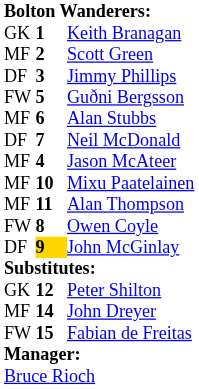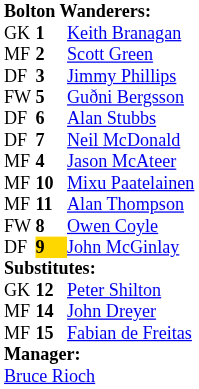(17, 118) MF -> (16, 118) DF
(18, 332) FW -> (17, 332) MF
